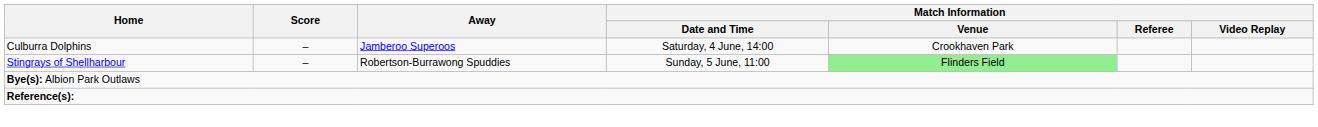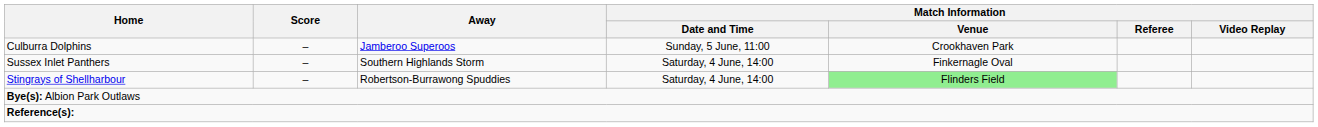(718, 46) Saturday, 4 June, 14:00 -> (718, 46) Sunday, 5 June, 11:00
+ row: (58, 63)
(718, 63) Sunday, 5 June, 11:00 -> (718, 79) Saturday, 4 June, 14:00
